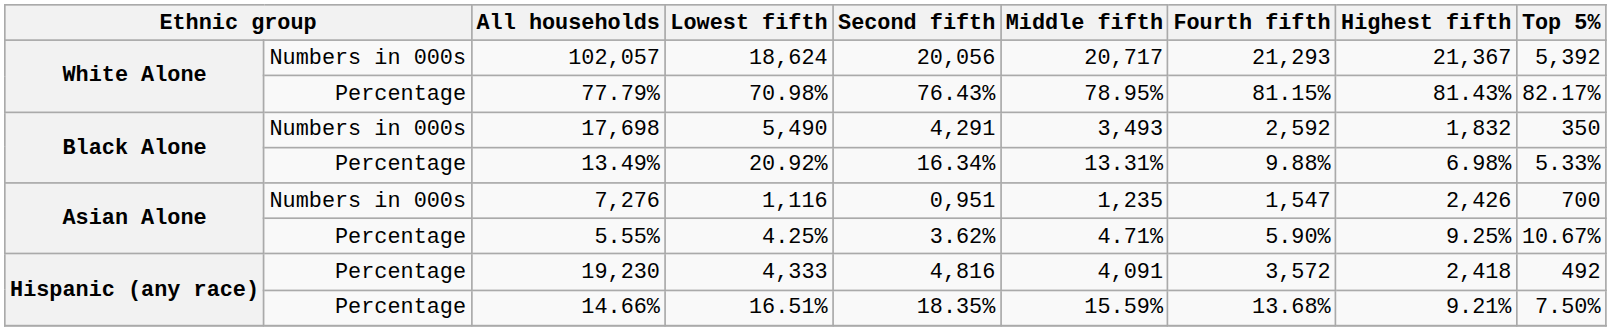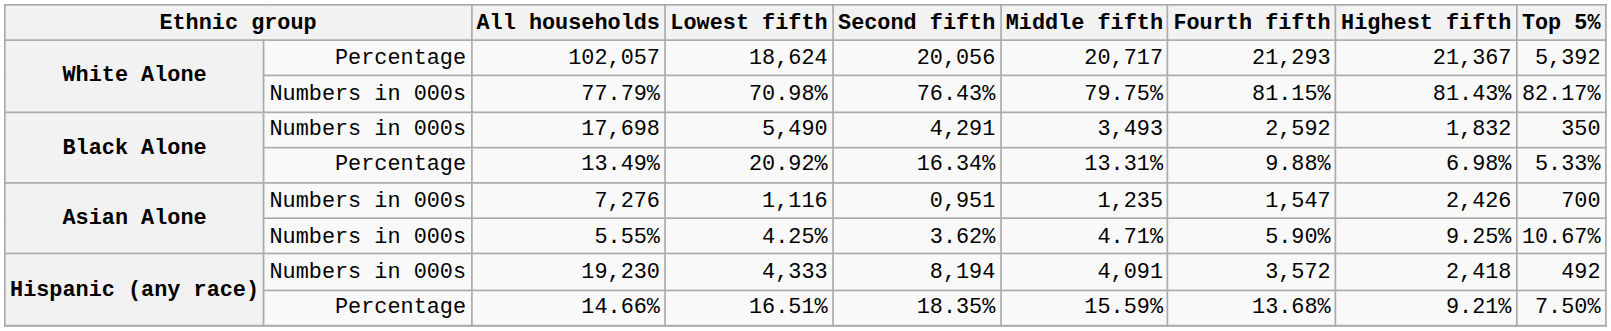(368, 58) Numbers in 000s -> (401, 58) Percentage
(401, 94) Percentage -> (368, 94) Numbers in 000s
(1124, 94) 78.95% -> (1124, 94) 79.75%
(401, 236) Percentage -> (368, 236) Numbers in 000s
(401, 272) Percentage -> (368, 272) Numbers in 000s
(963, 272) 4,816 -> (963, 272) 8,194
